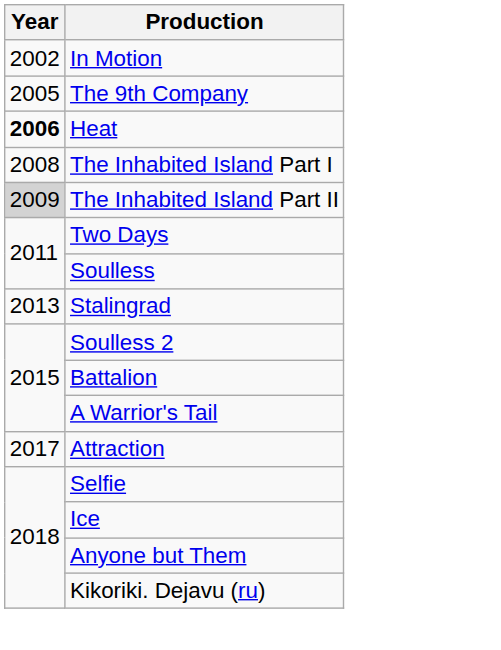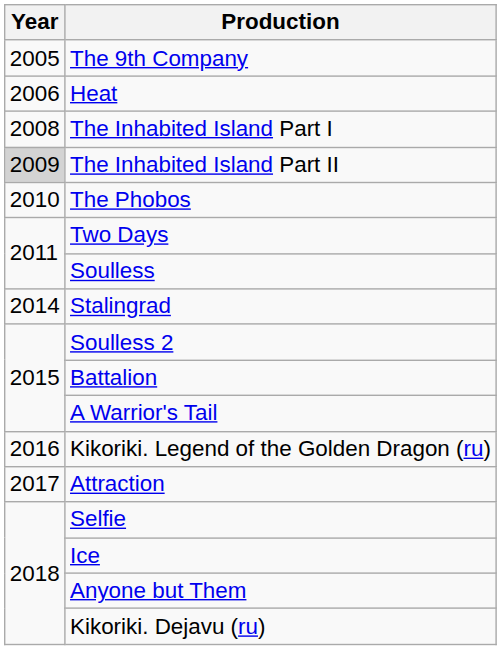- row: (116, 57)
(35, 128) bold -> (35, 93) normal
+ row: (130, 199)
(35, 306) 2013 -> (35, 306) 2014
+ row: (280, 448)
